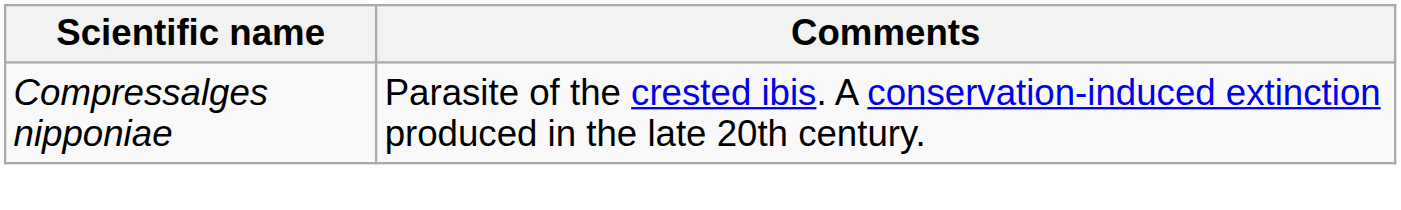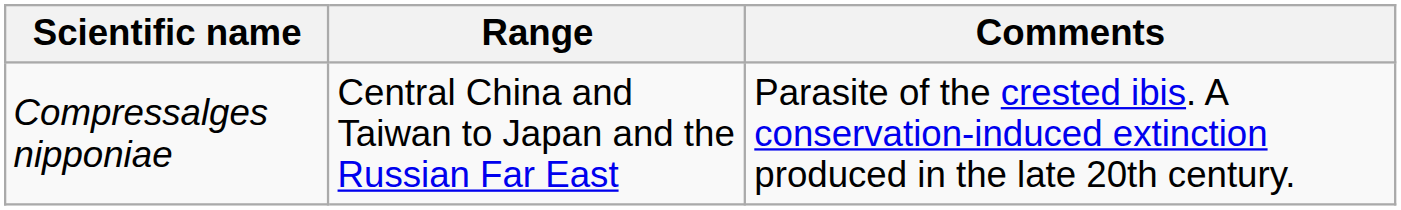+ column: (537, 33)
